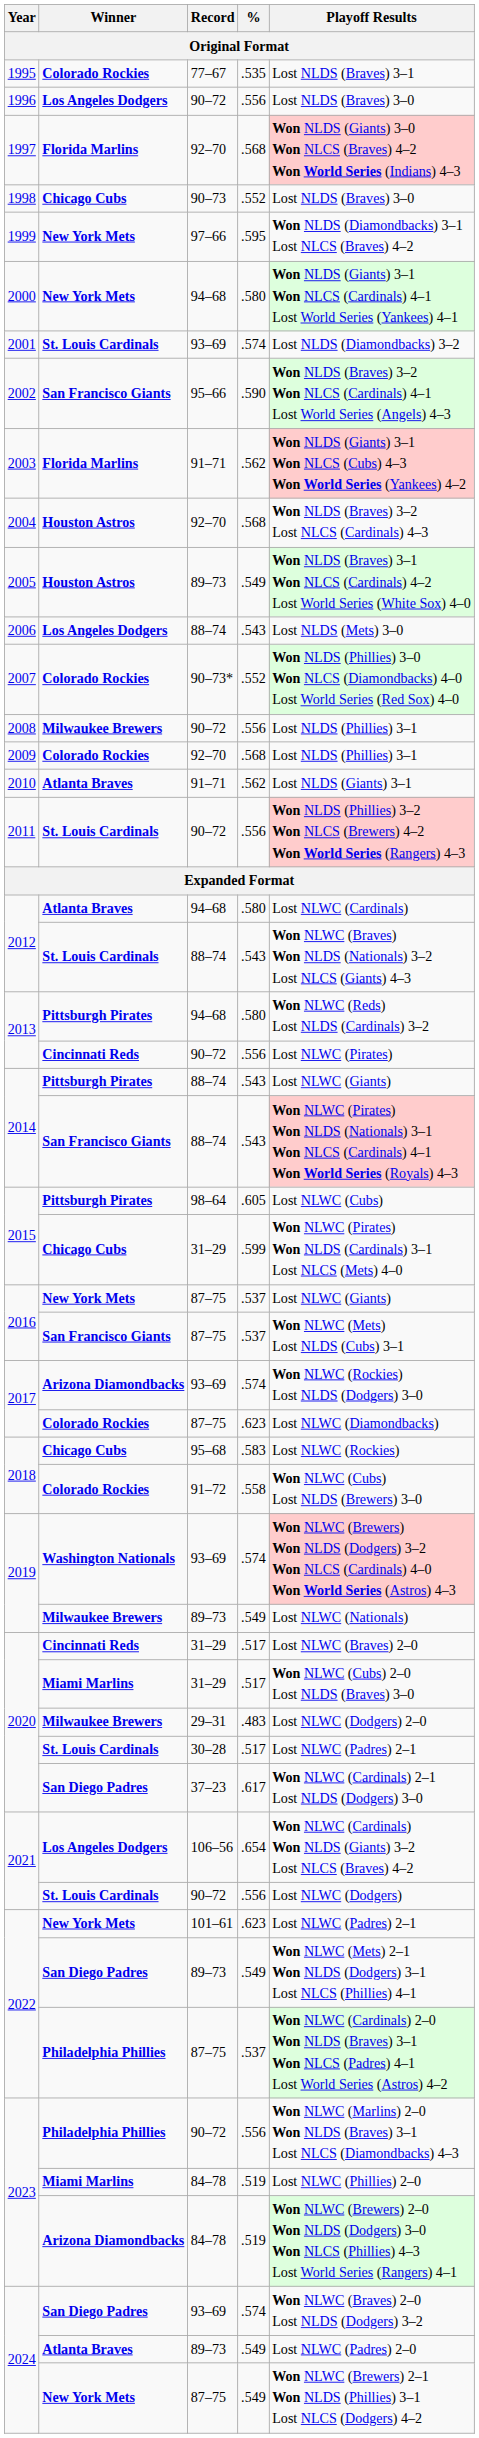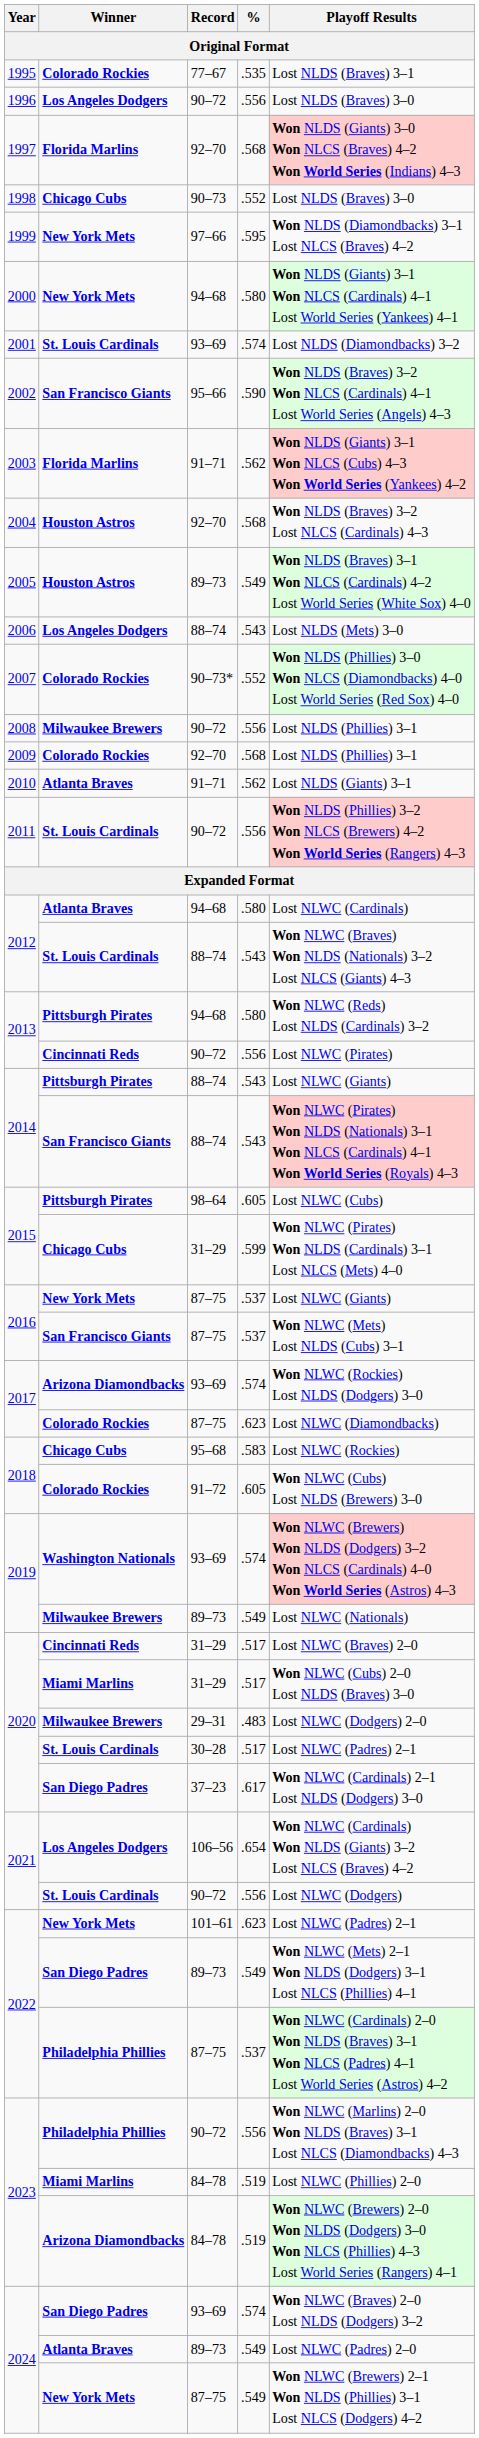(253, 1489) .558 -> (253, 1489) .605
